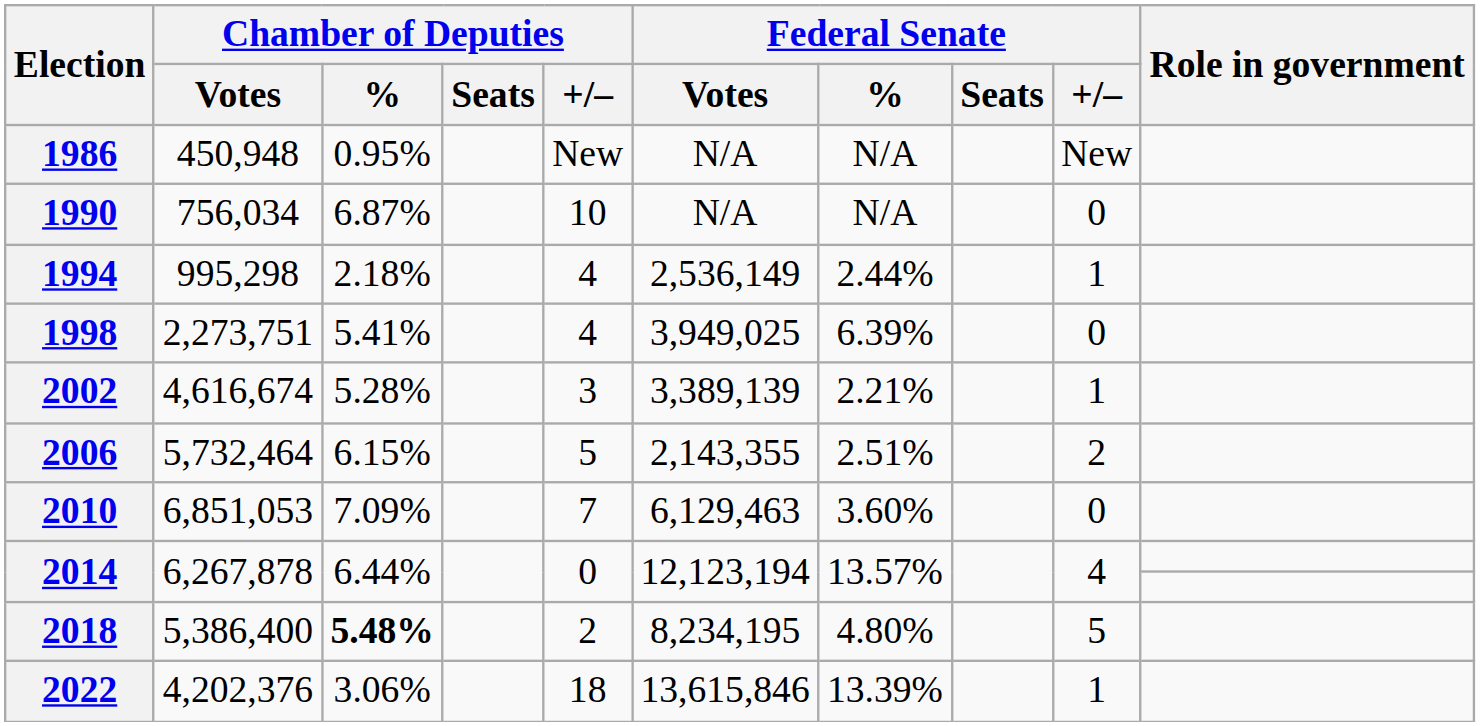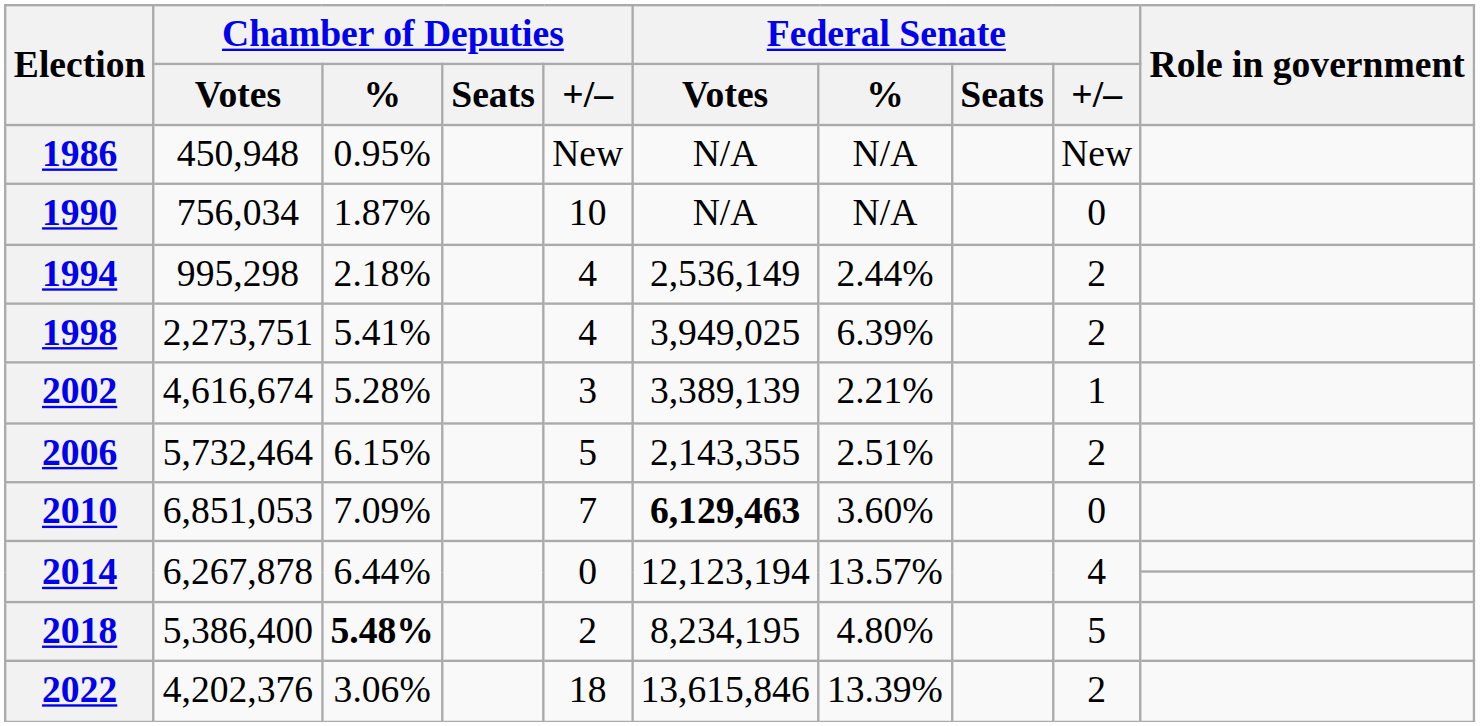(382, 213) 6.87% -> (382, 213) 1.87%
(1097, 272) 1 -> (1097, 272) 2
(1097, 332) 0 -> (1097, 332) 2
(725, 511) normal -> (725, 511) bold
(1097, 690) 1 -> (1097, 690) 2
